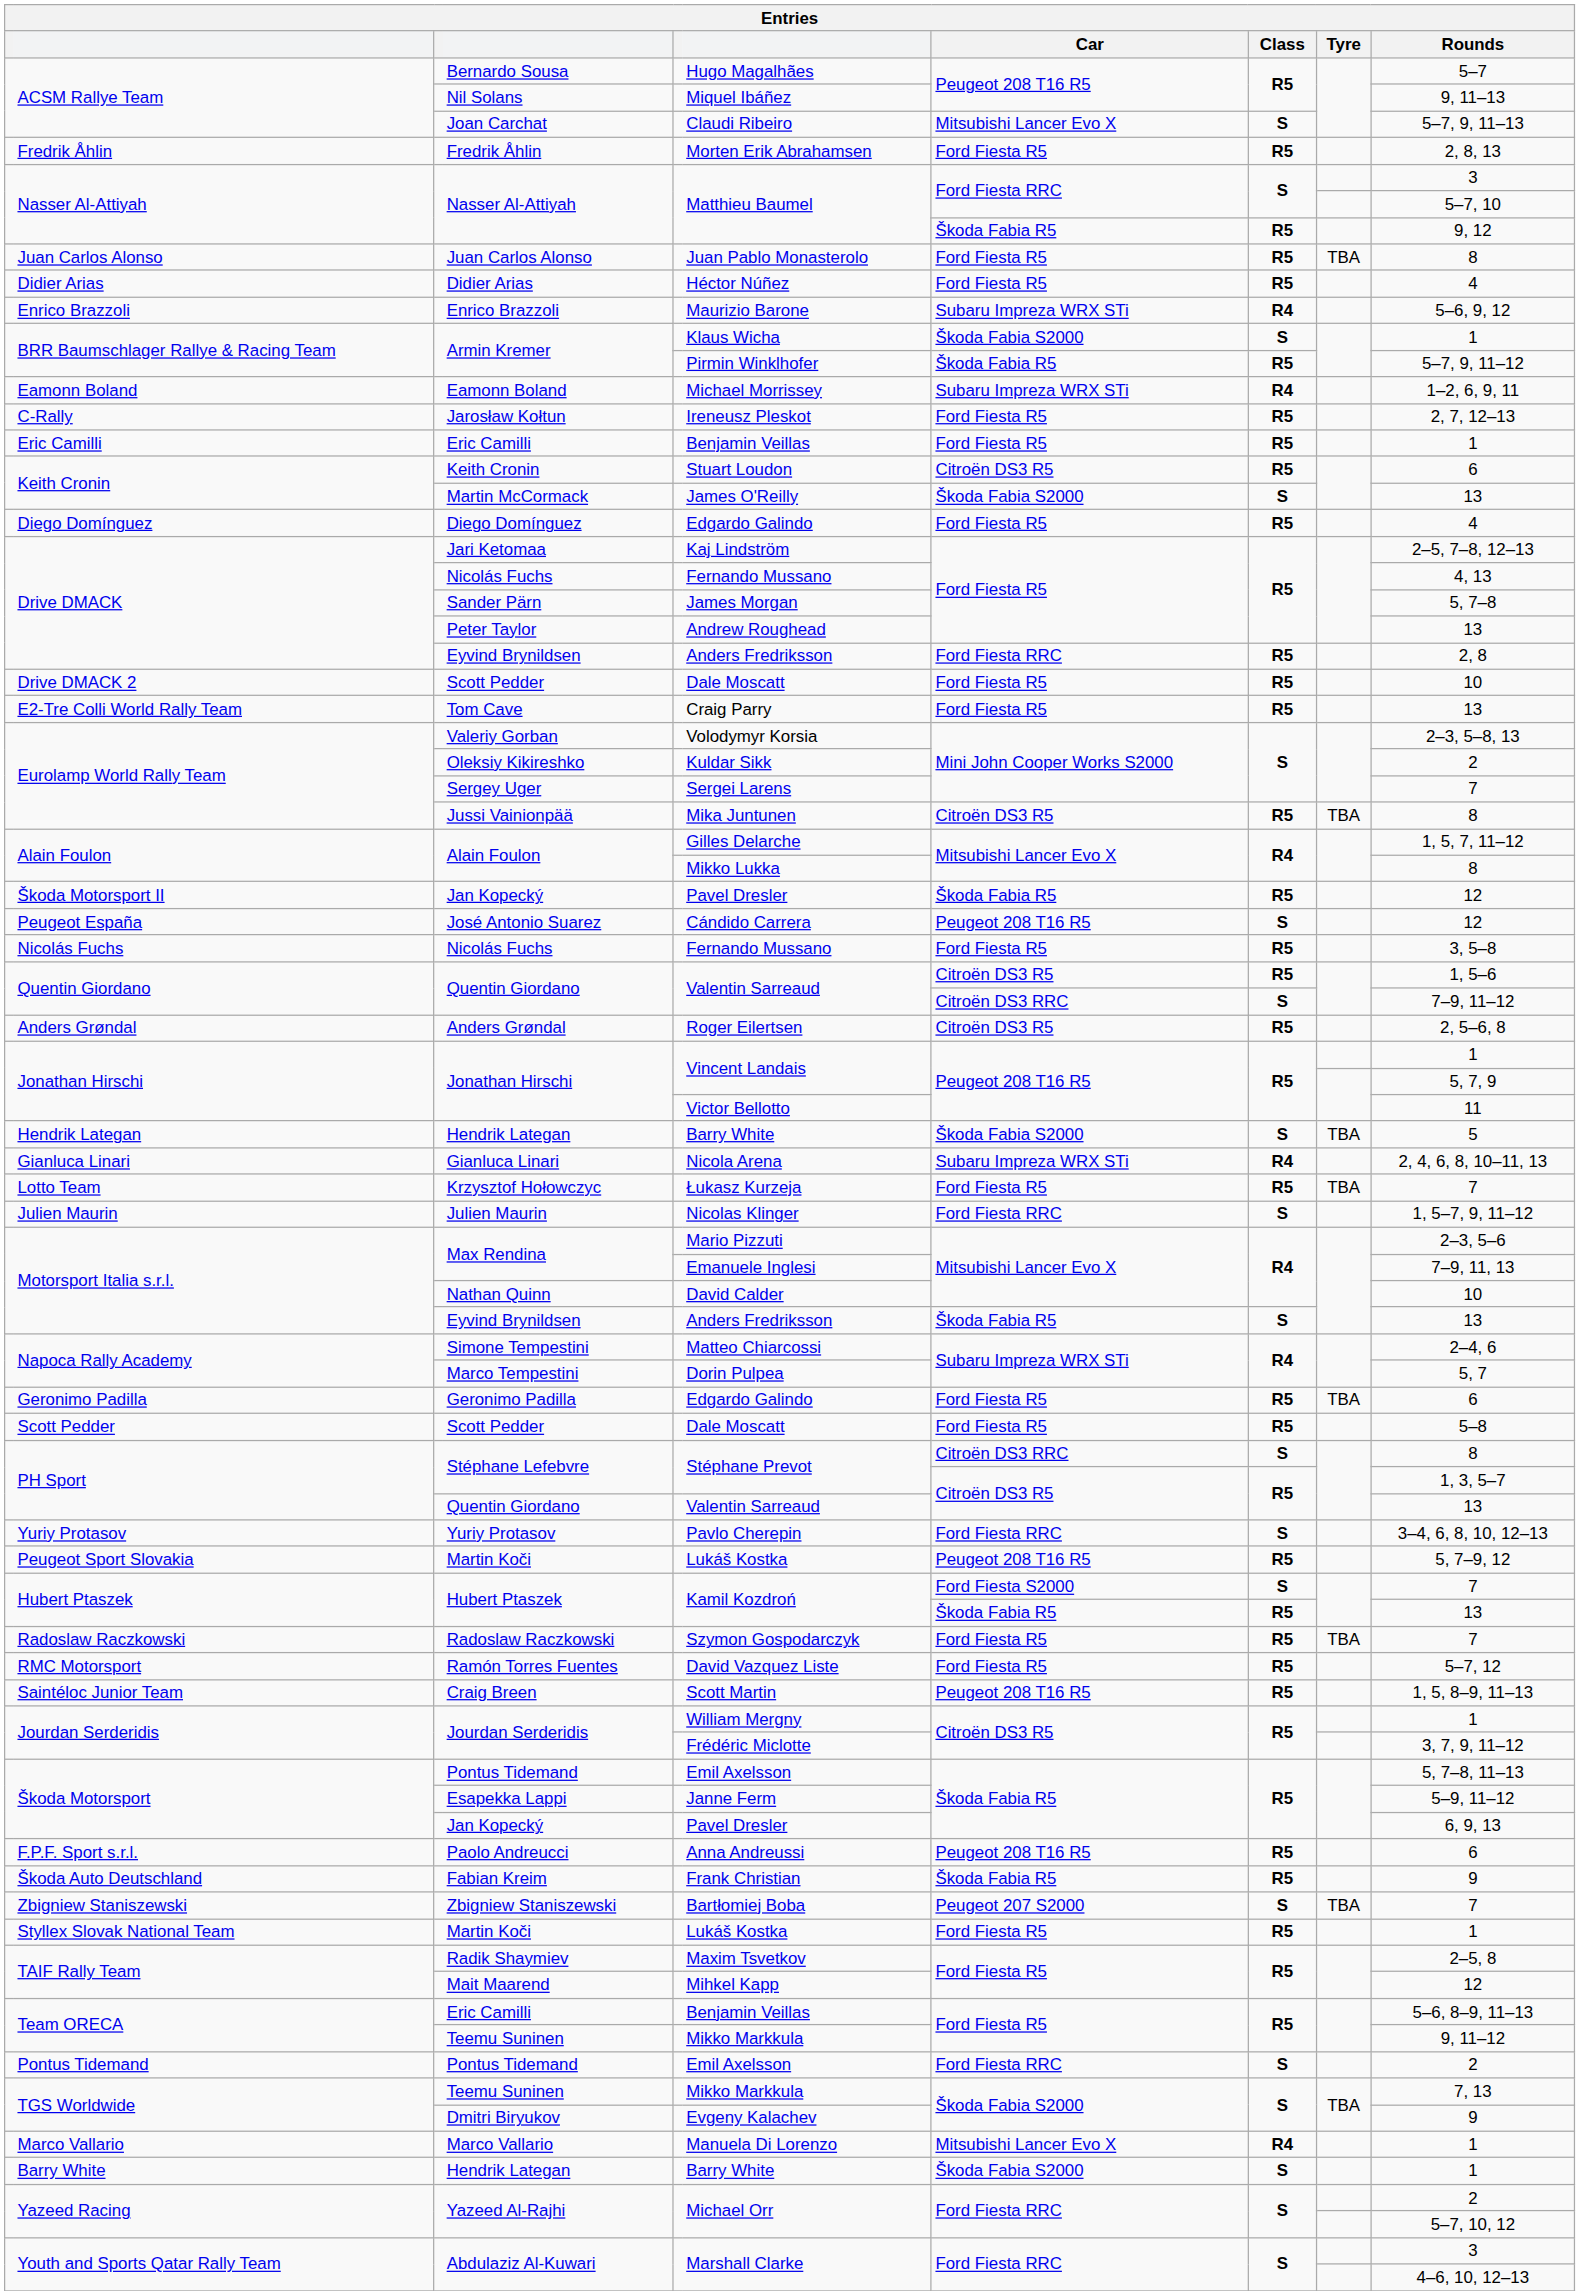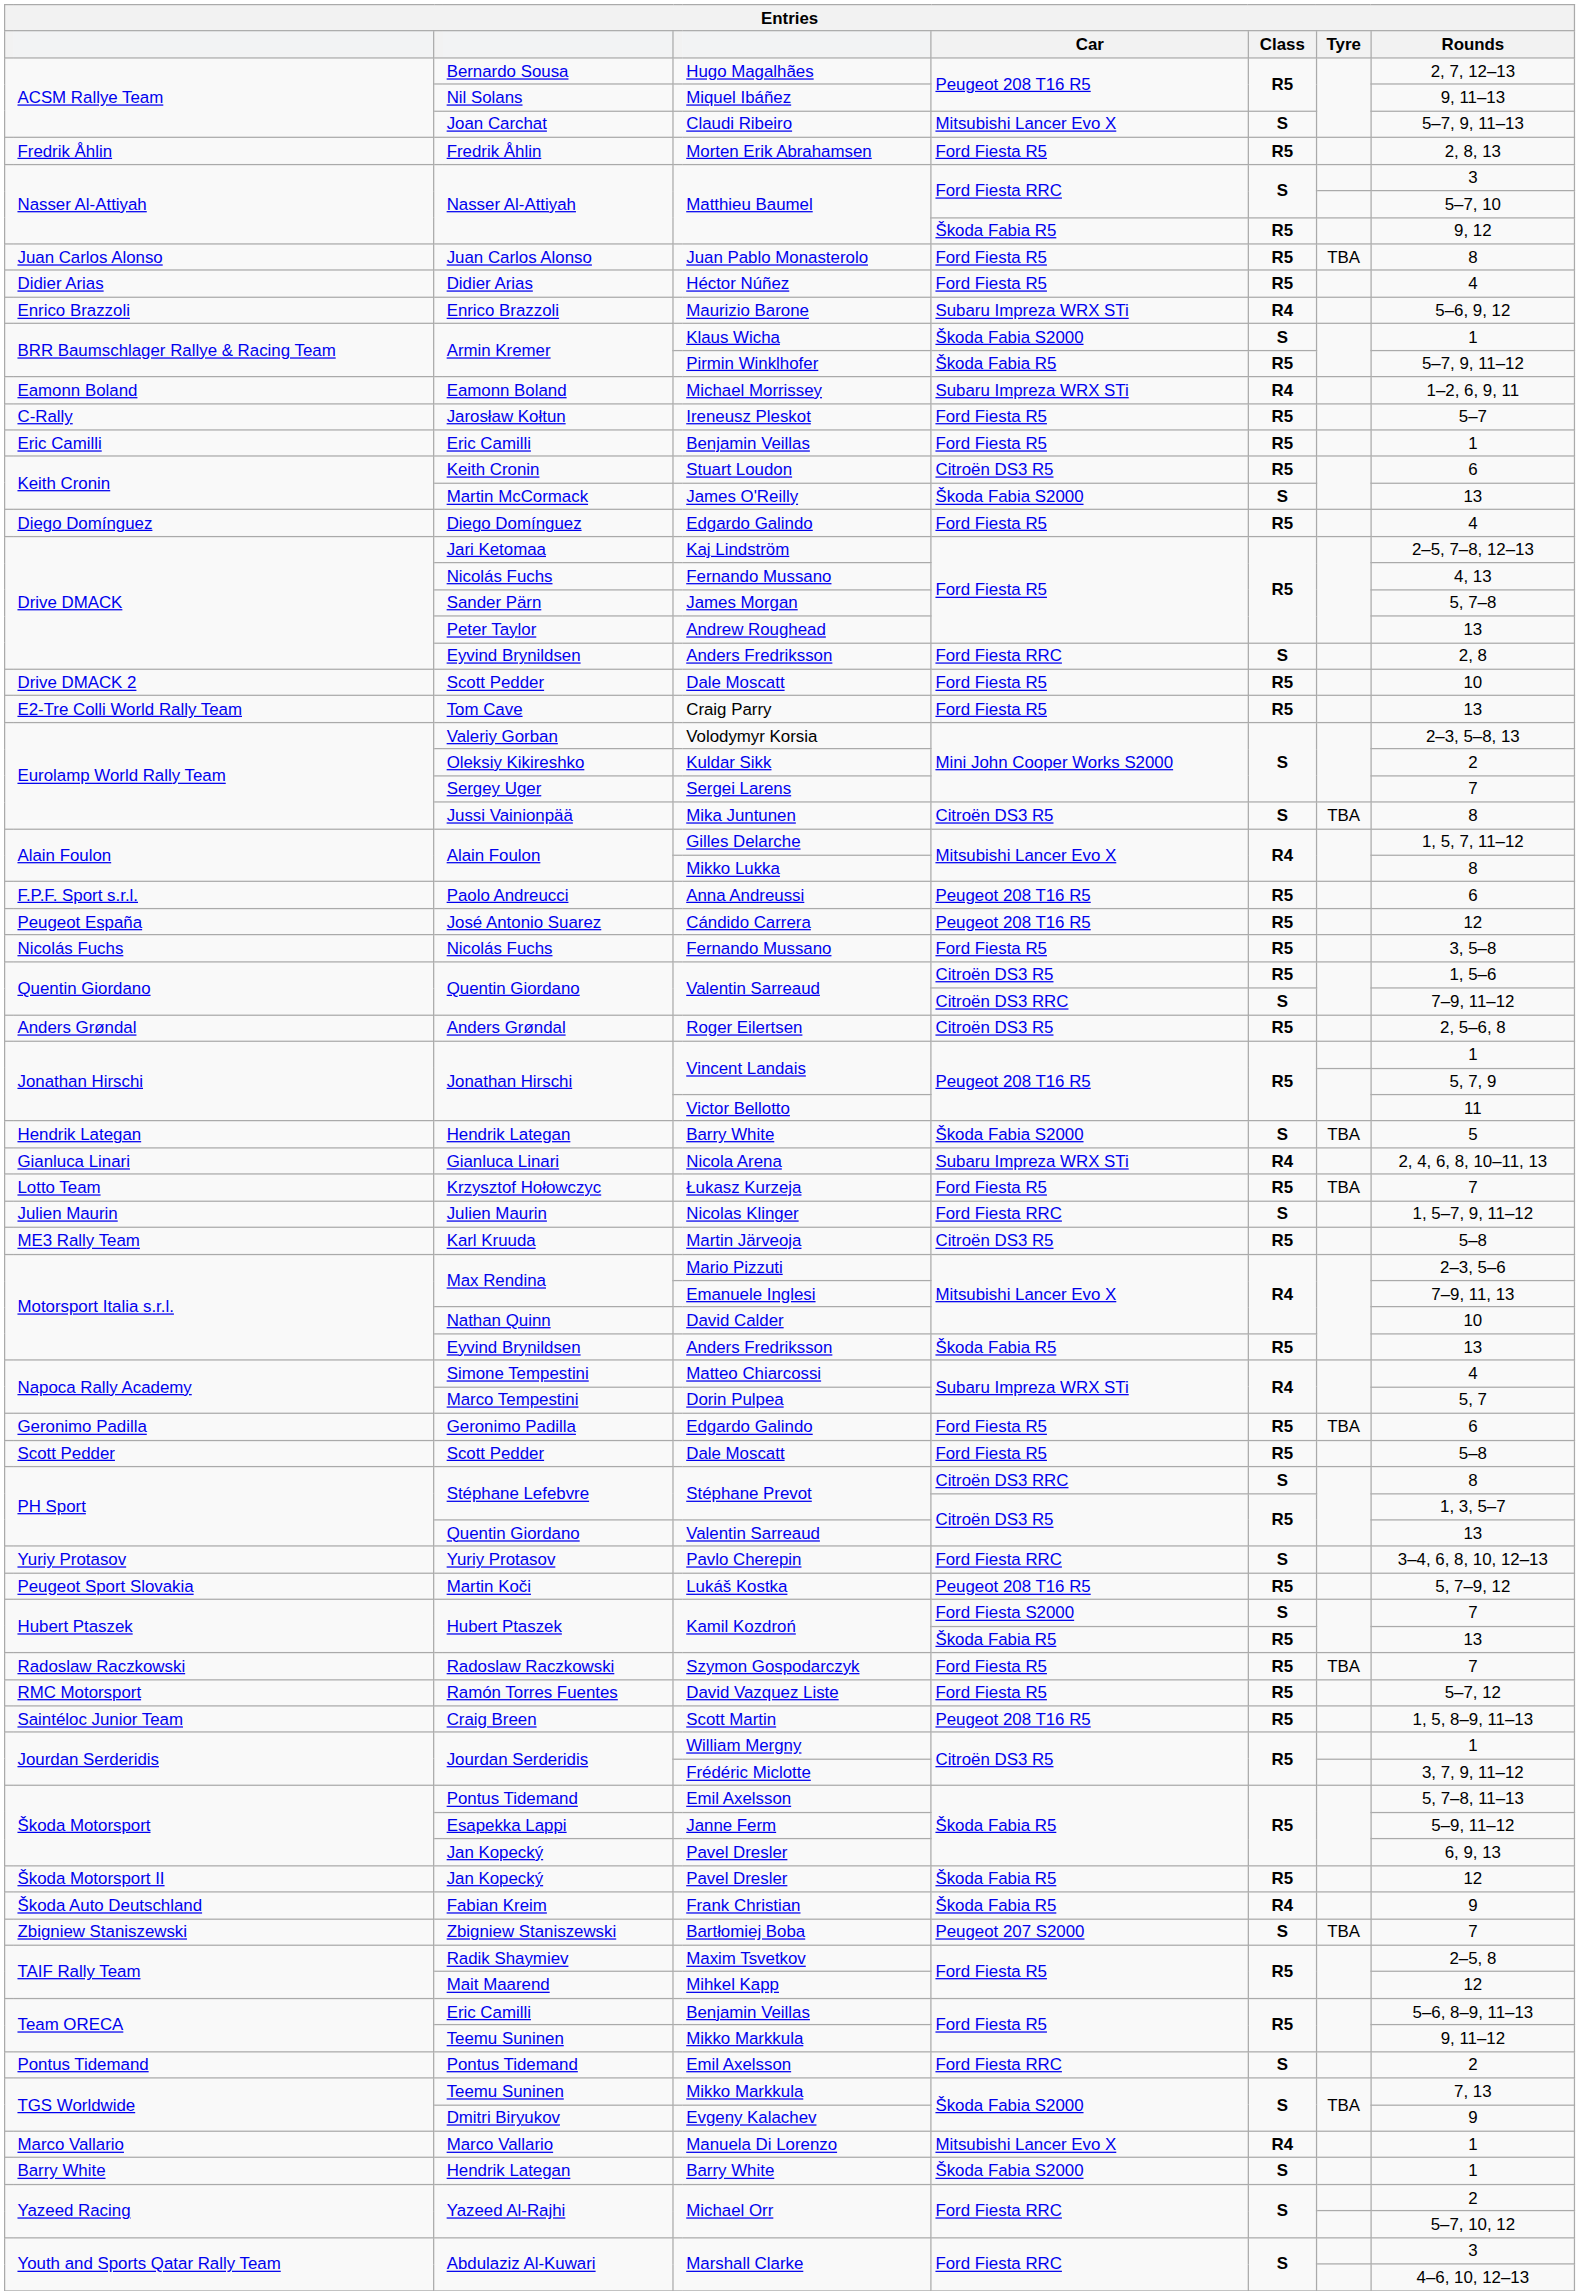(1473, 71) 5–7 -> (1473, 71) 2, 7, 12–13
(1473, 416) 2, 7, 12–13 -> (1473, 416) 5–7
(1282, 655) R5 -> (1282, 655) S
(1282, 815) R5 -> (1282, 815) S
rows swapped: (78, 1852) <-> (91, 895)
(1282, 921) S -> (1282, 921) R5
+ row: (79, 1240)
(1282, 1320) S -> (1282, 1347) R5
(1473, 1347) 2–4, 6 -> (1473, 1373) 4
(1282, 1878) R5 -> (1282, 1905) R4
- row: (126, 1931)
